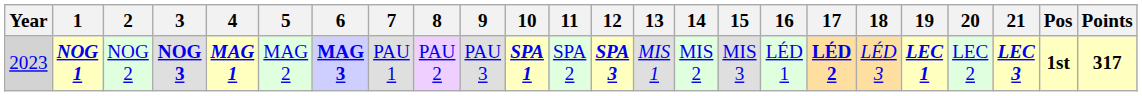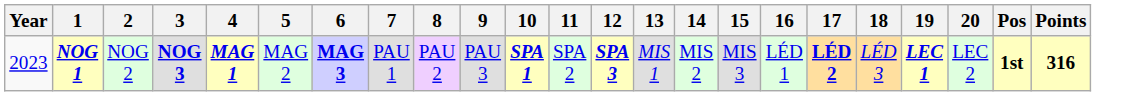- column: (1016, 19)
(28, 62) lightgrey background -> (28, 62) no background
(1107, 62) 317 -> (1061, 62) 316
